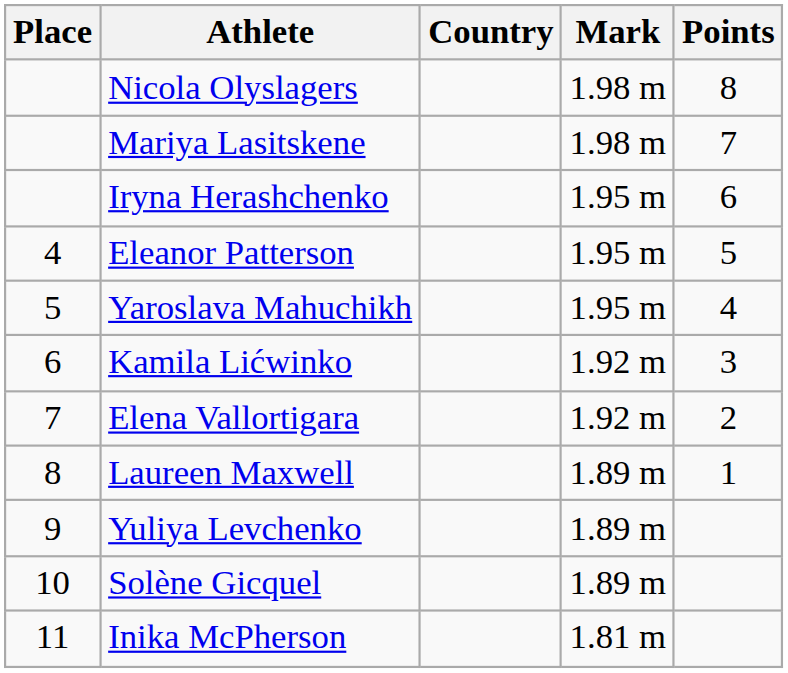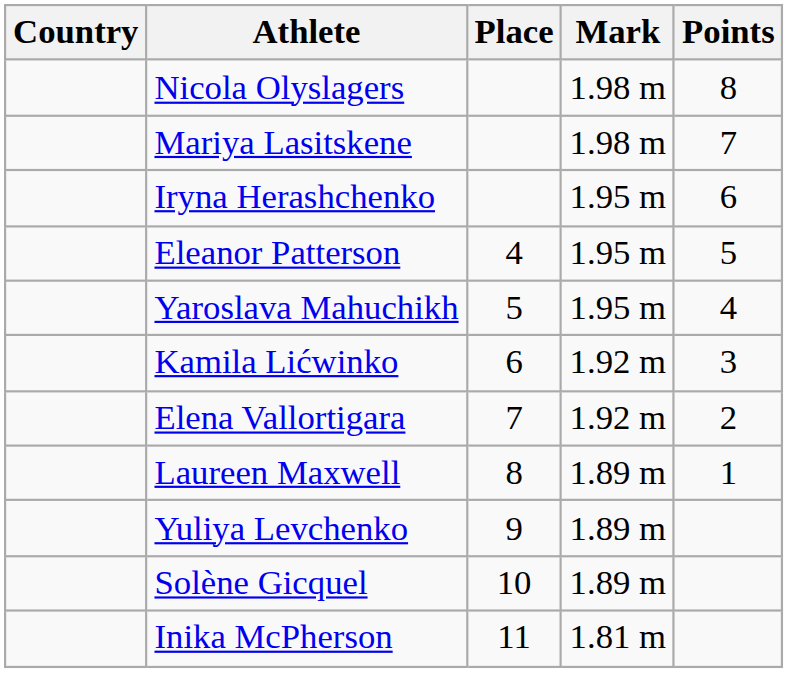columns swapped: (53, 32) <-> (491, 32)
